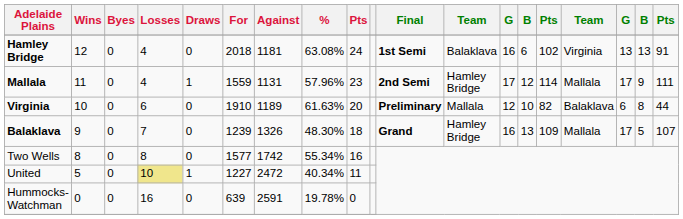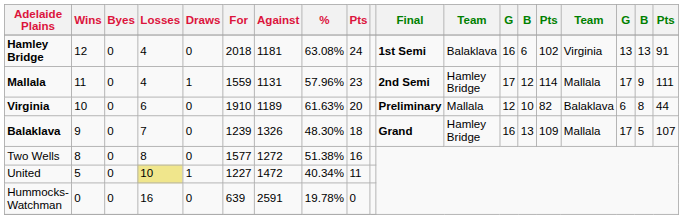(270, 155) 1742 -> (270, 155) 1272
(324, 155) 55.34% -> (324, 155) 51.38%
(270, 173) 2472 -> (270, 173) 1472
